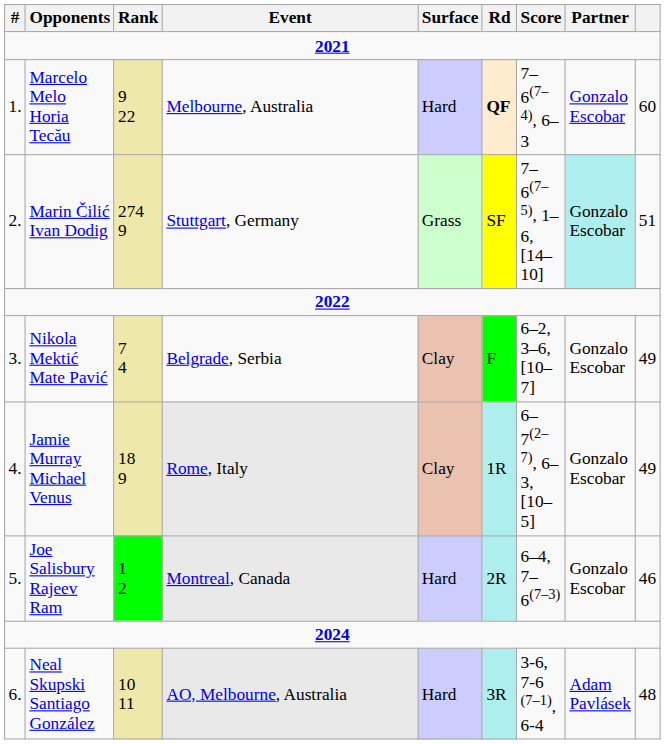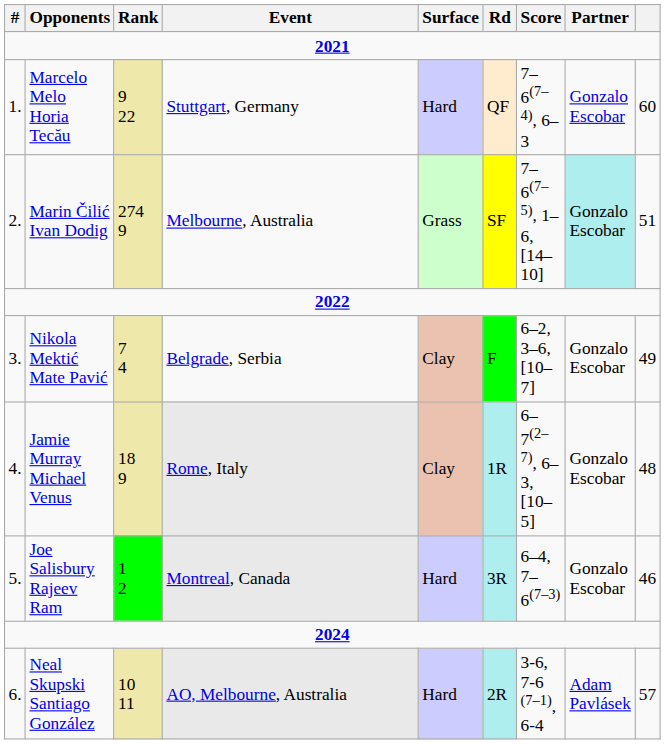(240, 106) Melbourne, Australia -> (233, 106) Stuttgart, Germany
(498, 106) bold -> (498, 106) normal
(233, 221) Stuttgart, Germany -> (240, 221) Melbourne, Australia
(647, 468) 49 -> (647, 468) 48
(496, 578) 2R -> (497, 578) 3R
(496, 693) 3R -> (497, 693) 2R
(647, 693) 48 -> (647, 693) 57
